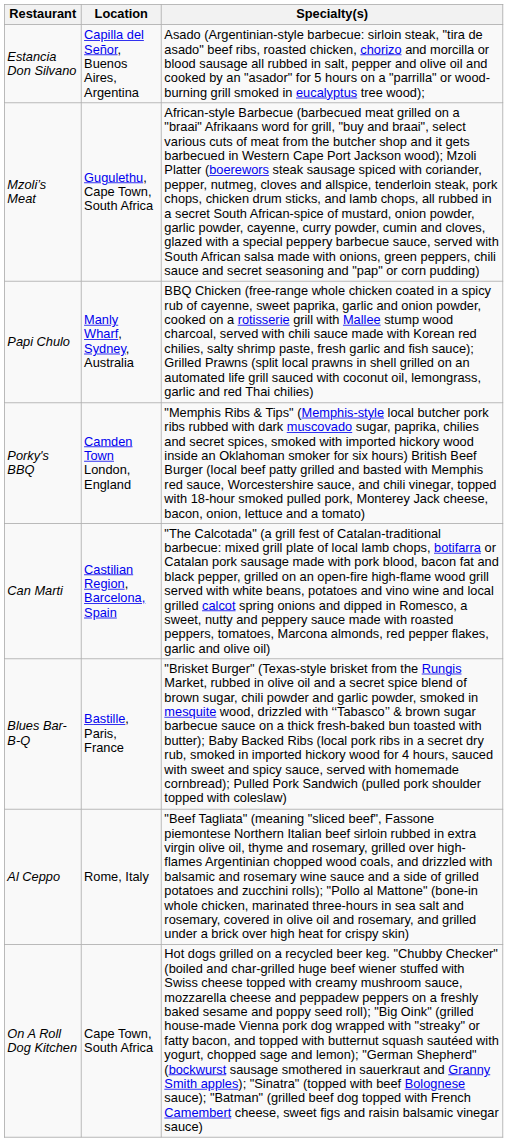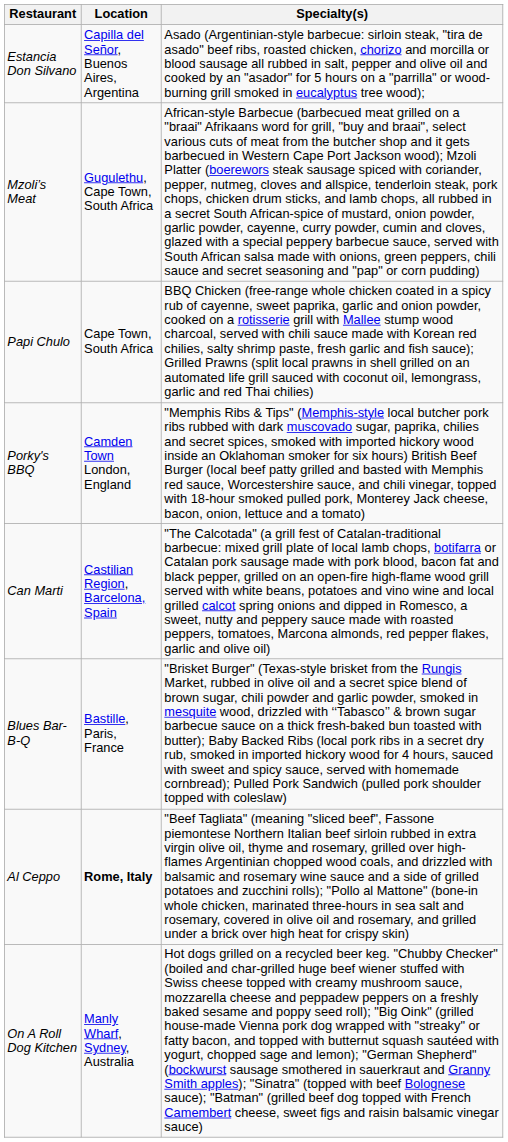(109, 341) Manly Wharf, Sydney, Australia -> (119, 341) Cape Town, South Africa
(116, 876) normal -> (118, 876) bold
(119, 1041) Cape Town, South Africa -> (109, 1041) Manly Wharf, Sydney, Australia
